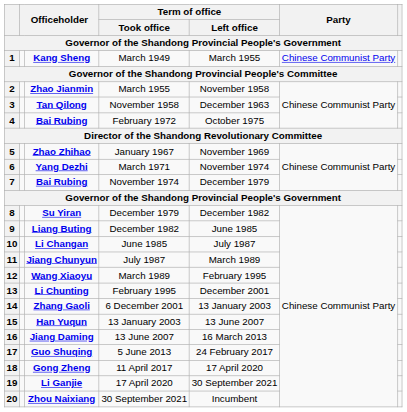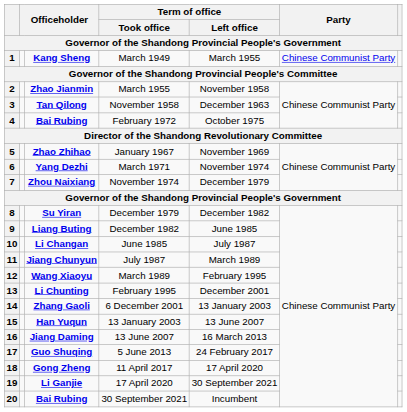(62, 182) Bai Rubing -> (62, 182) Zhou Naixiang
(62, 399) Zhou Naixiang -> (62, 399) Bai Rubing
